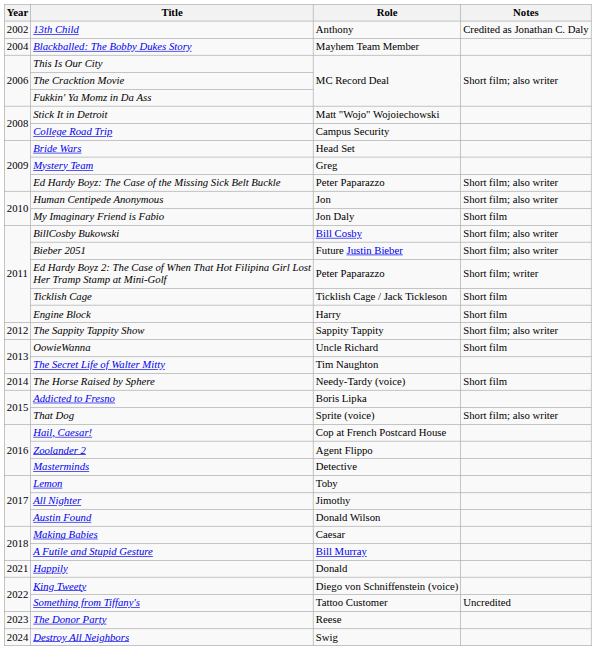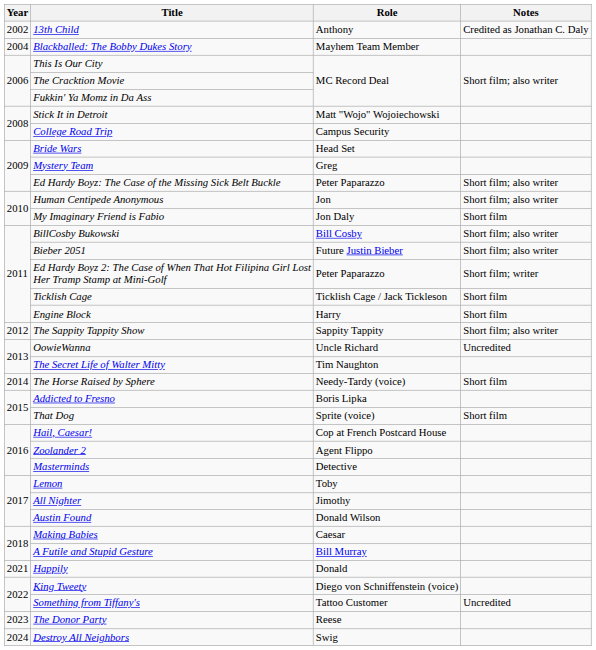(485, 348) Short film -> (487, 348) Uncredited
(511, 416) Short film; also writer -> (485, 416) Short film
